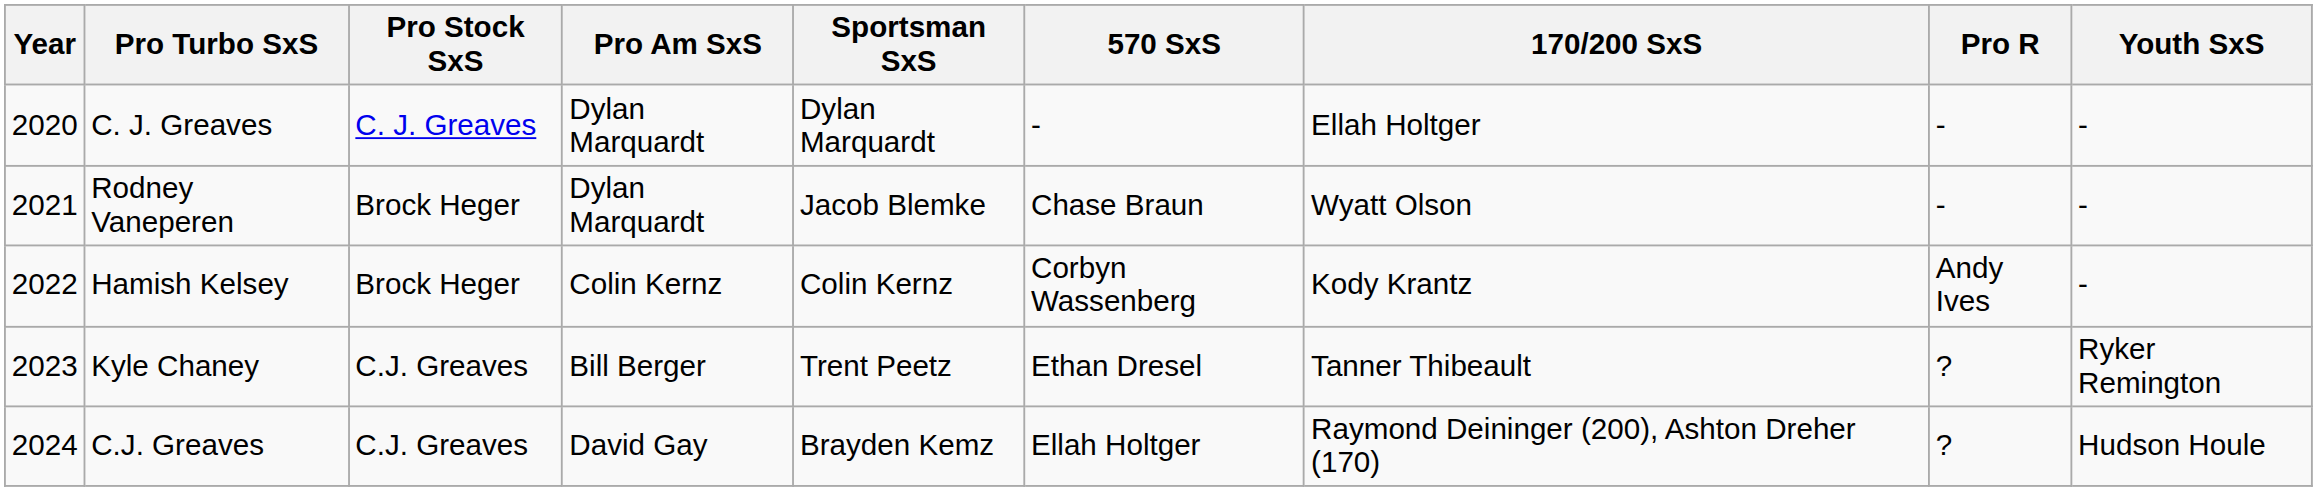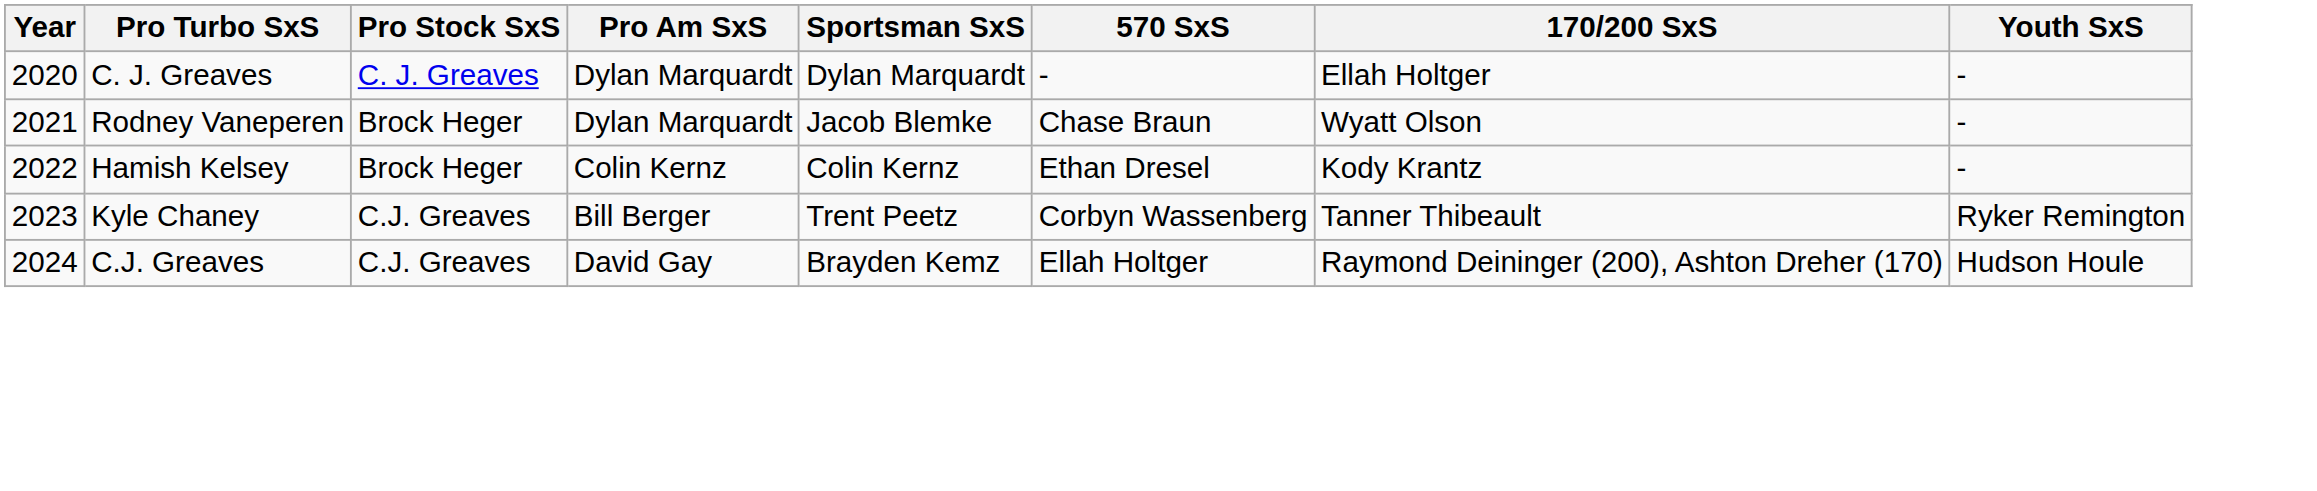- column: (2000, 44)
(1114, 285) Corbyn Wassenberg -> (1124, 168) Ethan Dresel
(1117, 365) Ethan Dresel -> (1173, 215) Corbyn Wassenberg
